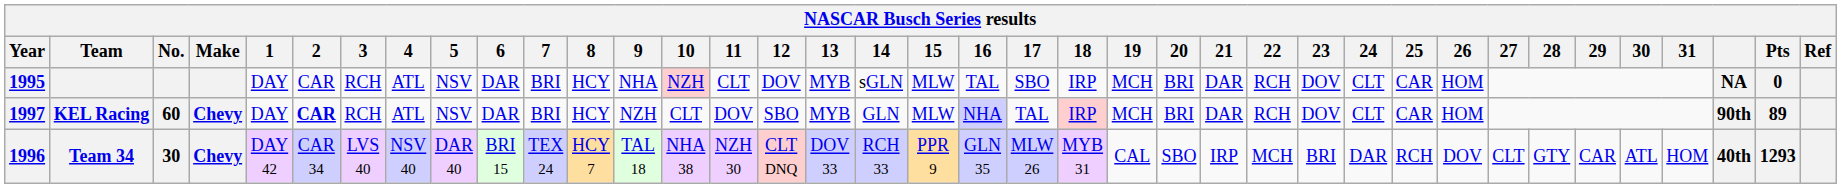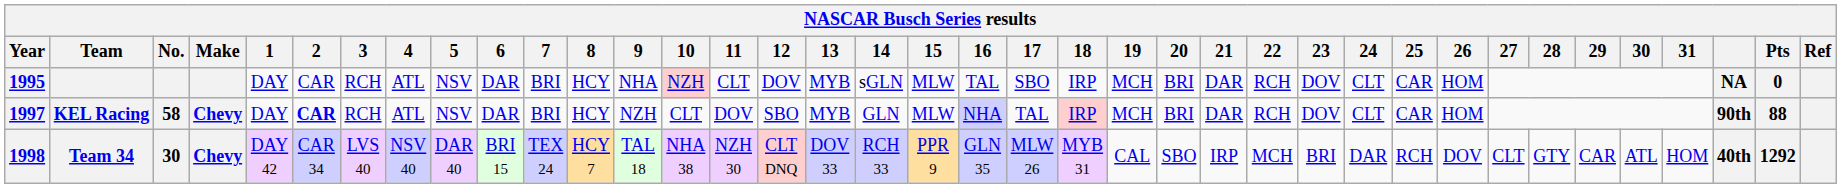(171, 113) 60 -> (171, 113) 58
(1778, 113) 89 -> (1778, 113) 88
(27, 156) 1996 -> (27, 156) 1998
(1778, 156) 1293 -> (1778, 156) 1292
